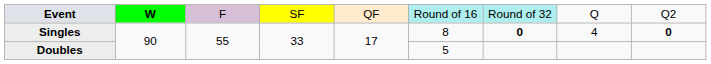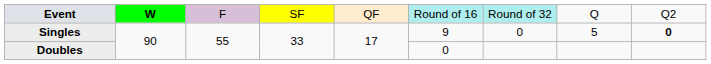(446, 32) 8 -> (446, 32) 9
(520, 32) bold -> (520, 32) normal
(594, 32) 4 -> (594, 32) 5
(446, 51) 5 -> (446, 51) 0
